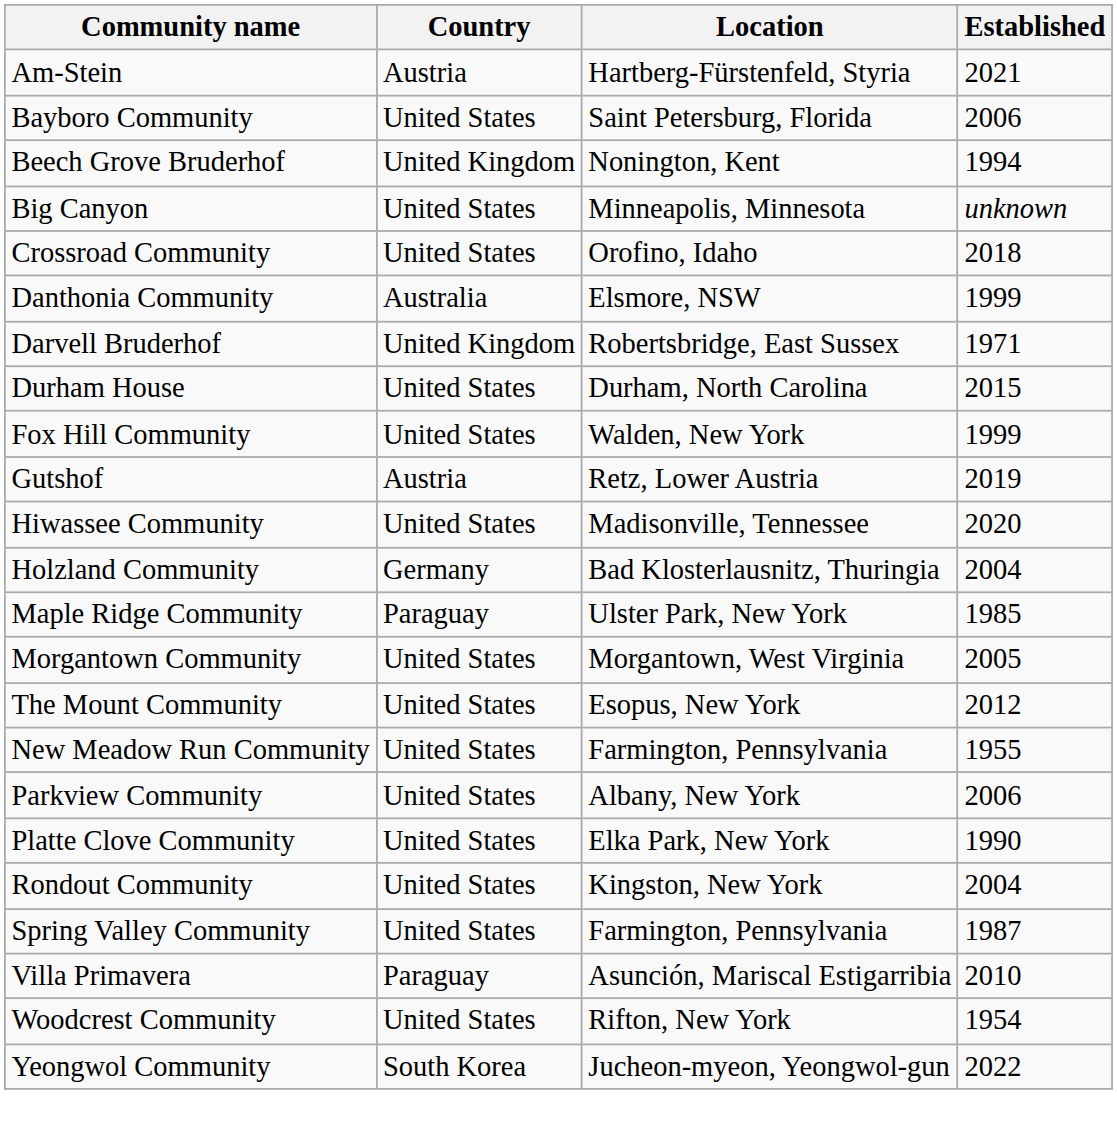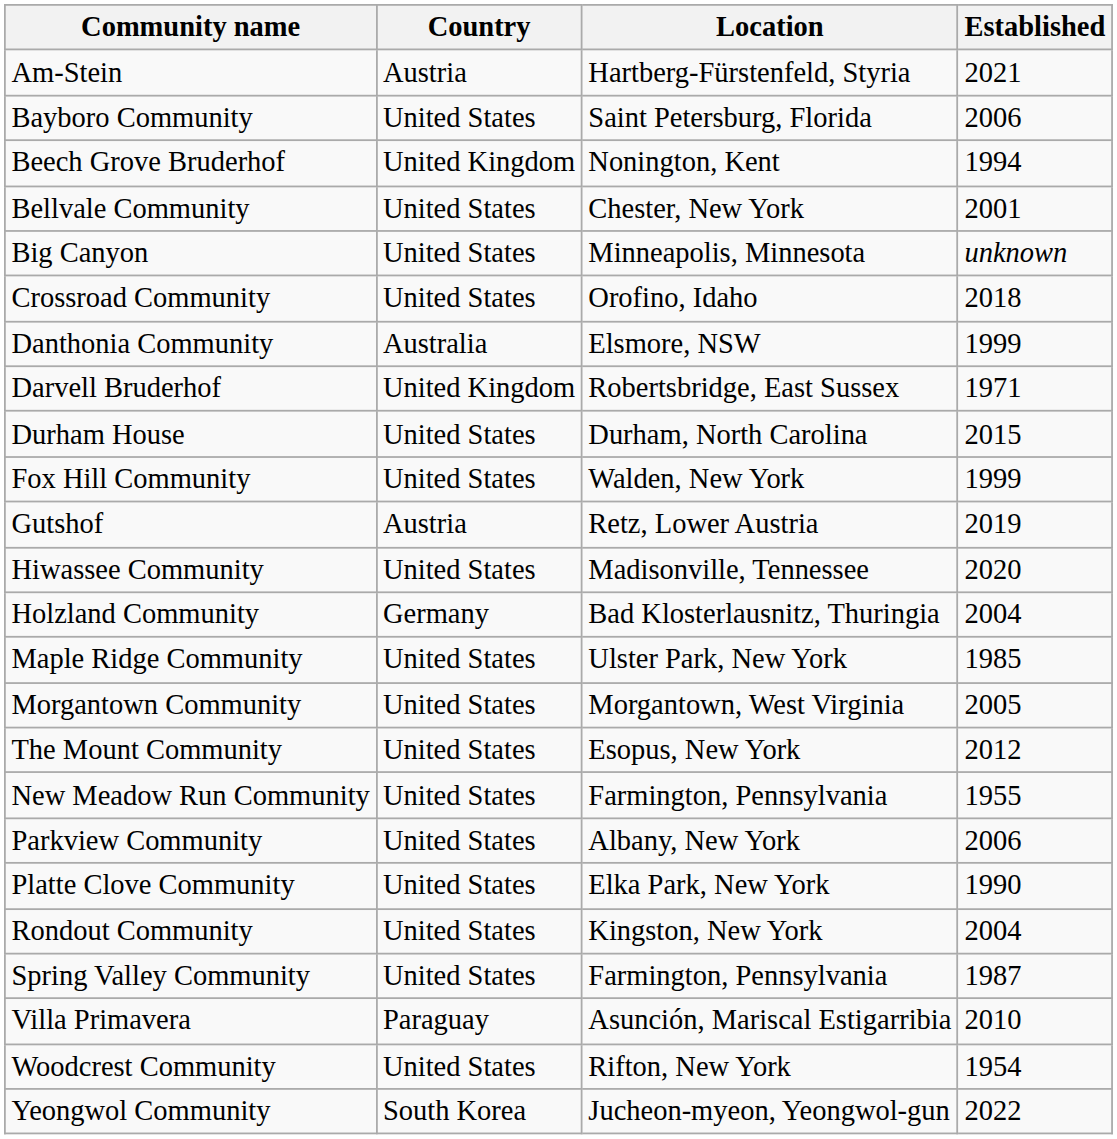+ row: (131, 207)
(436, 614) Paraguay -> (459, 659) United States
